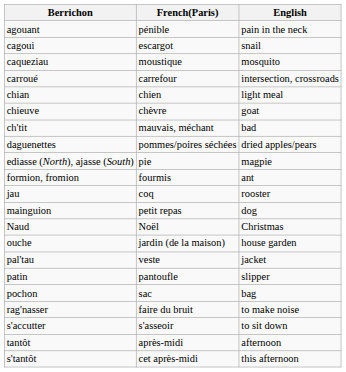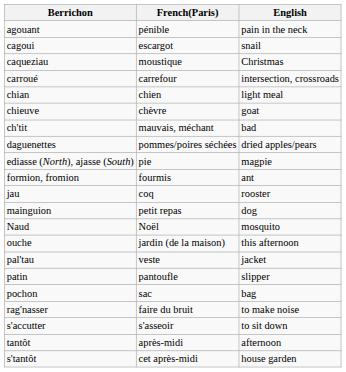(261, 62) mosquito -> (262, 62) Christmas
(262, 227) Christmas -> (261, 227) mosquito
(269, 243) house garden -> (270, 243) this afternoon
(270, 359) this afternoon -> (269, 359) house garden
